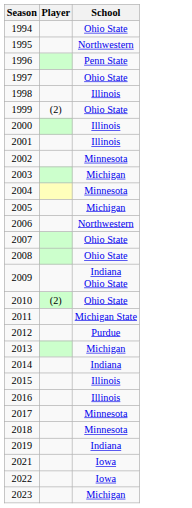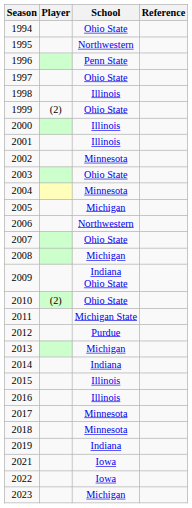+ column: (164, 12)
(106, 175) Michigan -> (106, 175) Ohio State
(106, 256) Ohio State -> (106, 256) Michigan
